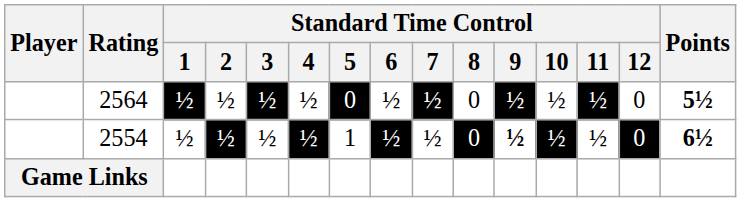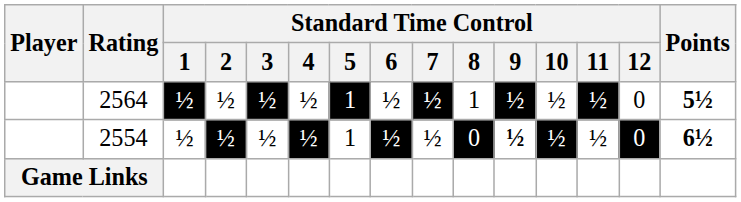(350, 100) 0 -> (350, 100) 1
(474, 100) 0 -> (474, 100) 1
